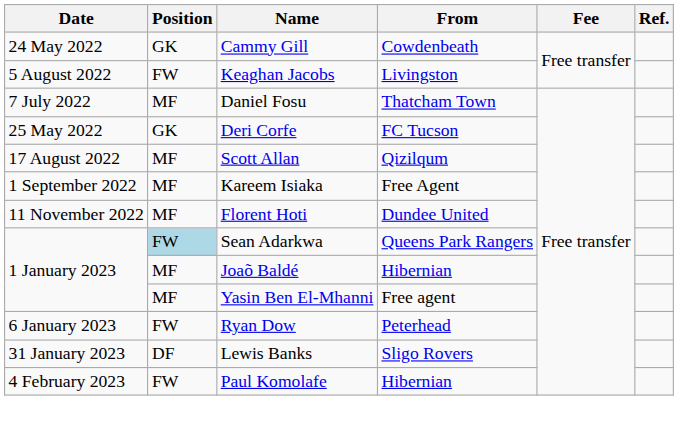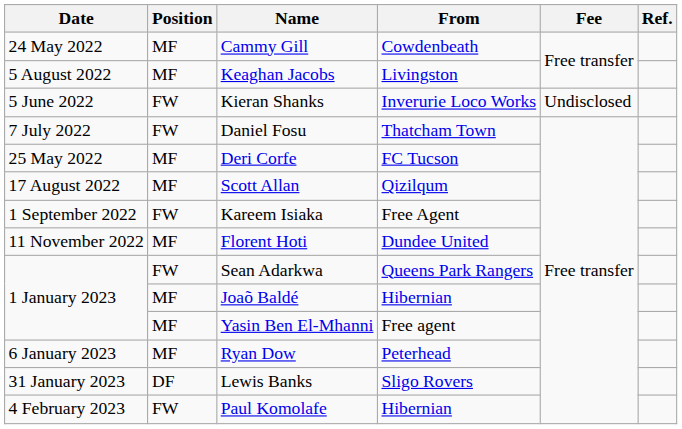(165, 46) GK -> (165, 46) MF
(165, 74) FW -> (165, 74) MF
+ row: (272, 102)
(165, 102) MF -> (165, 130) FW
(165, 130) GK -> (165, 158) MF
(165, 185) MF -> (165, 213) FW
(165, 241) lightblue background -> (165, 269) no background
(165, 325) FW -> (165, 353) MF
